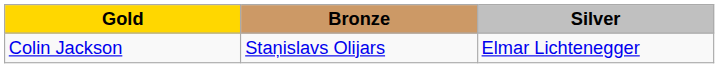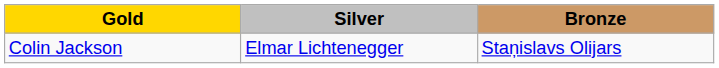columns swapped: (596, 18) <-> (359, 18)
